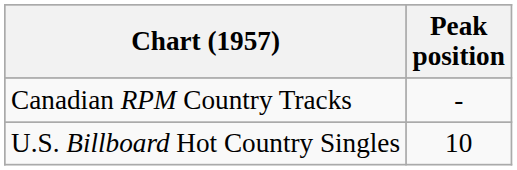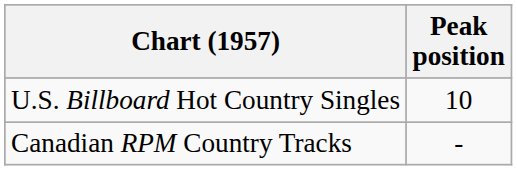rows swapped: (206, 142) <-> (181, 99)
